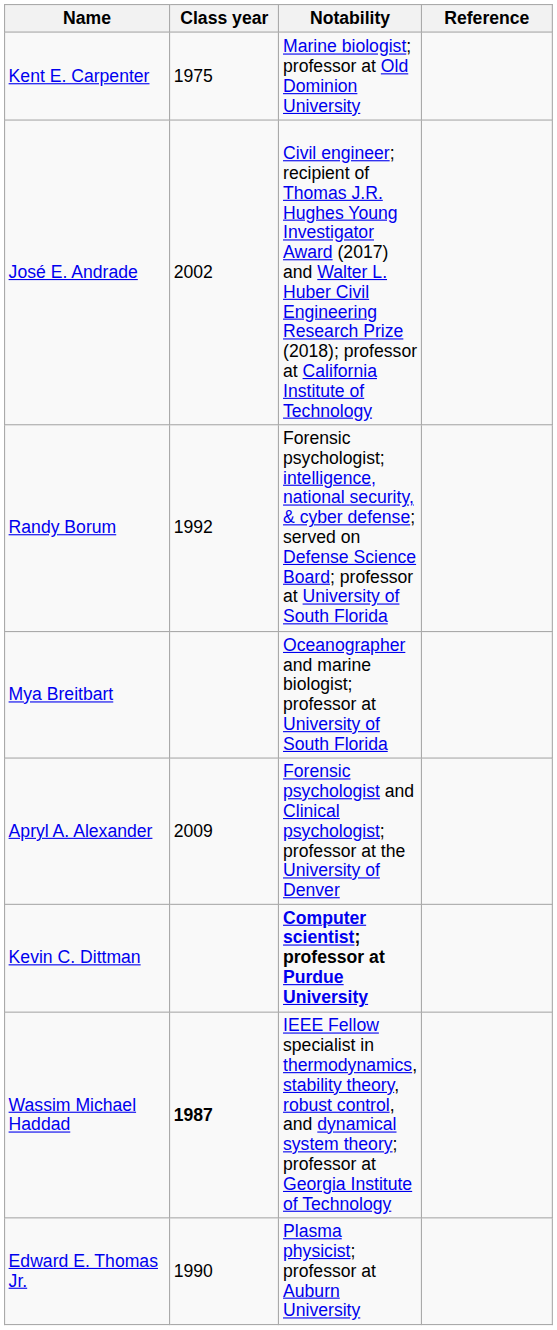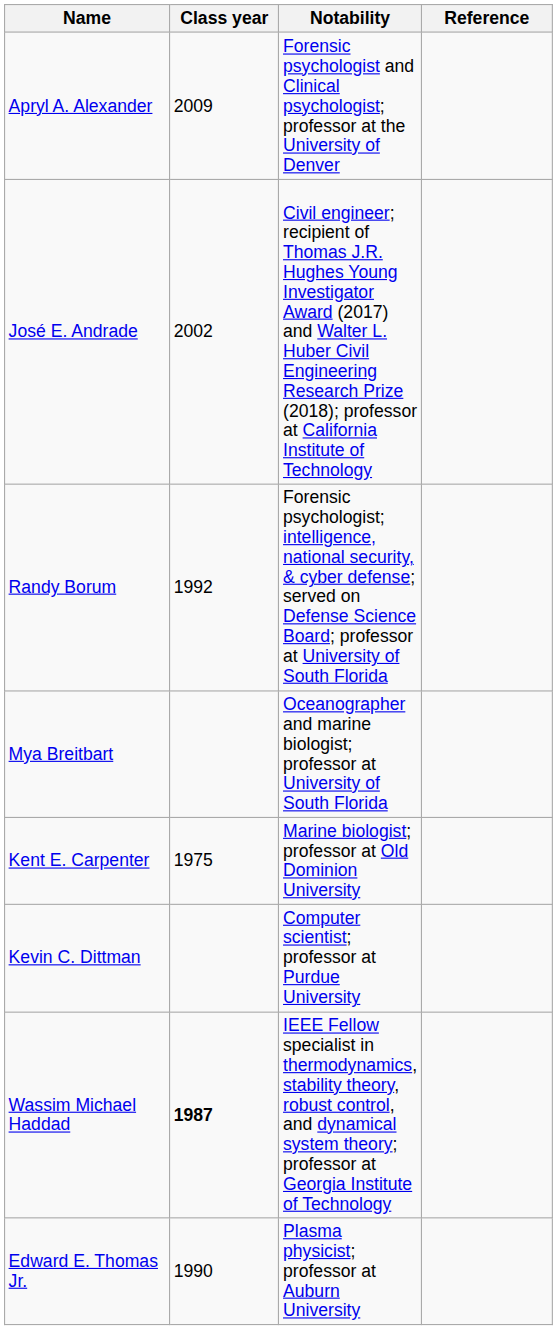rows swapped: (81, 831) <-> (79, 76)
(334, 958) bold -> (329, 958) normal
